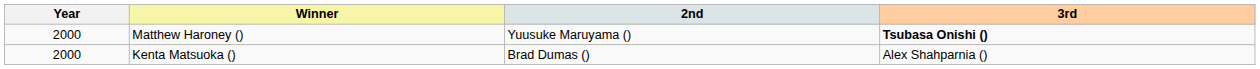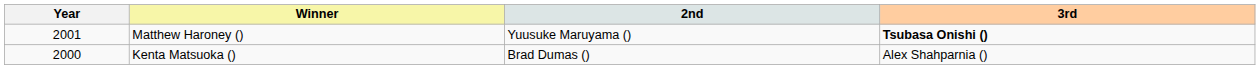(67, 34) 2000 -> (67, 34) 2001
